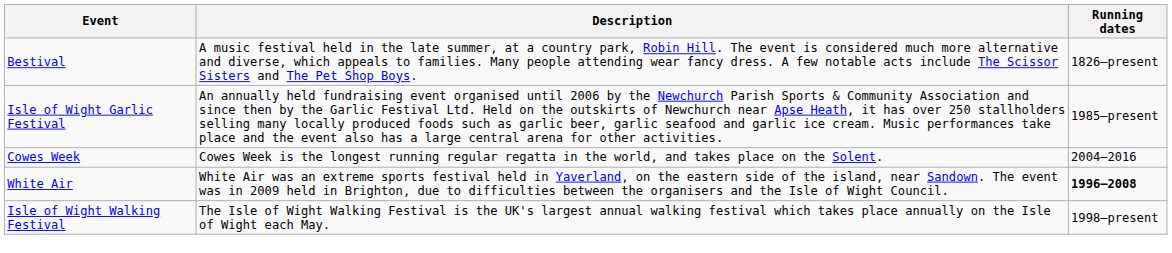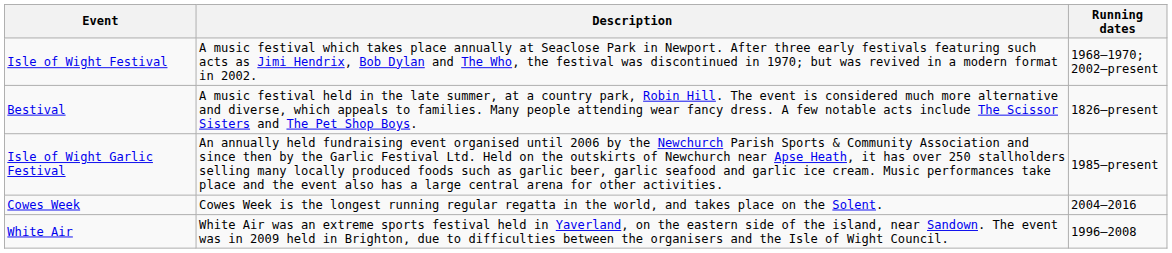+ row: (87, 62)
(1104, 184) bold -> (1104, 231) normal
- row: (84, 217)
